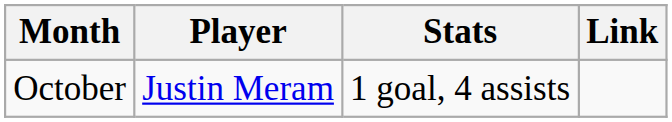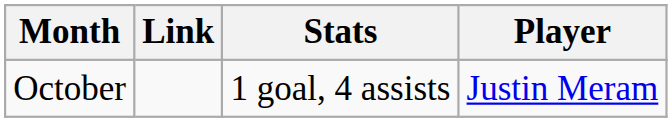columns swapped: (238, 32) <-> (622, 32)
